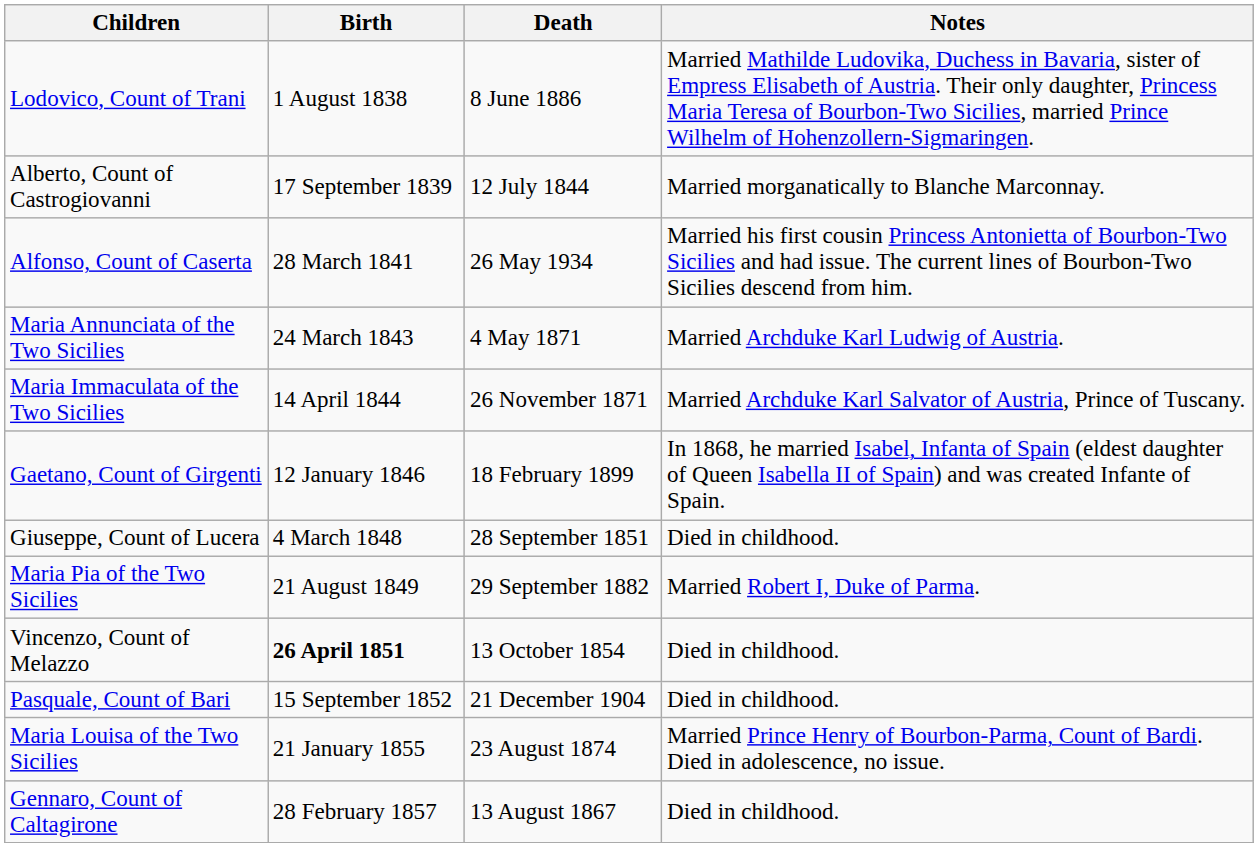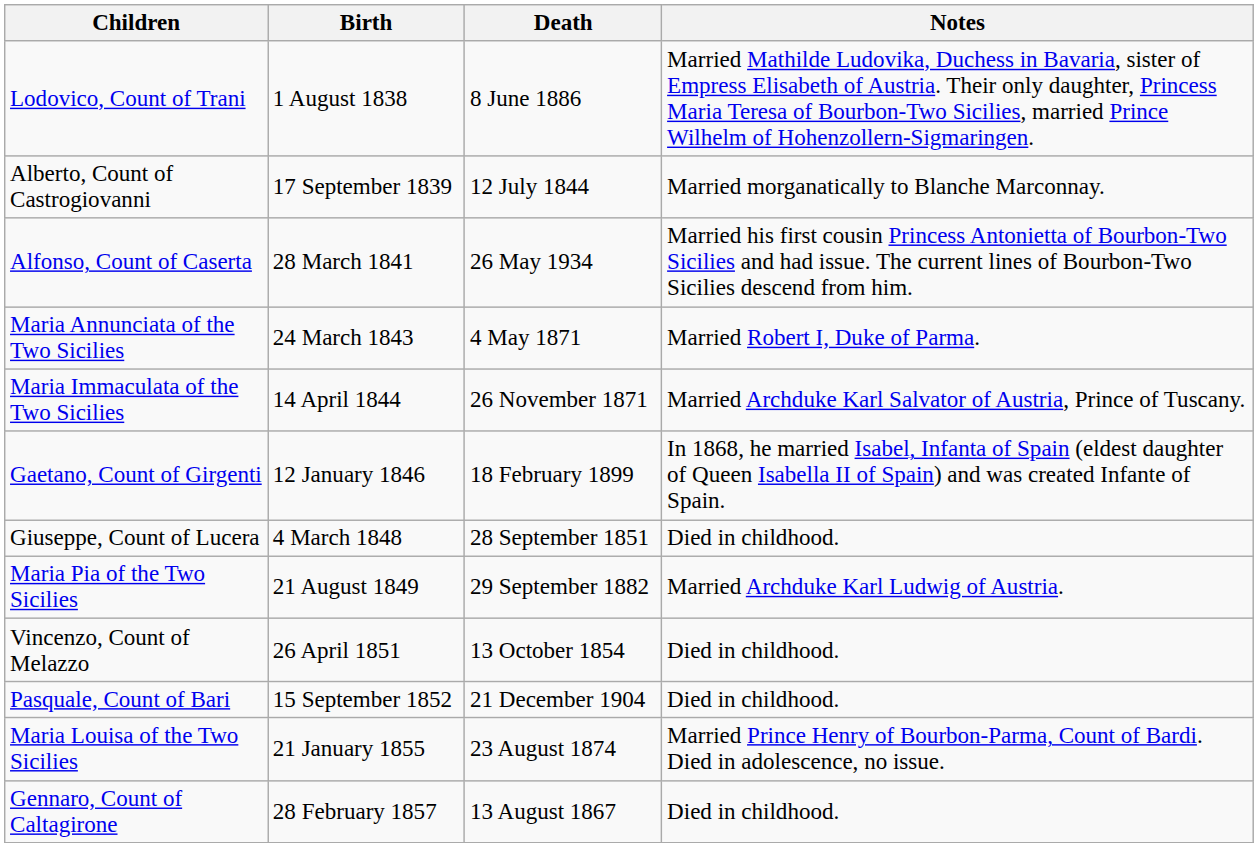(865, 337) Married Archduke Karl Ludwig of Austria. -> (824, 337) Married Robert I, Duke of Parma.
(824, 587) Married Robert I, Duke of Parma. -> (865, 587) Married Archduke Karl Ludwig of Austria.
(339, 649) bold -> (337, 649) normal
